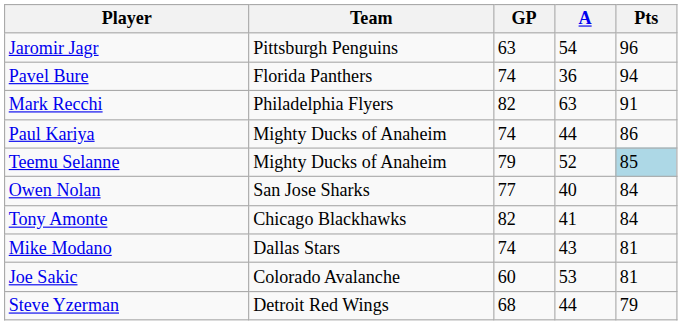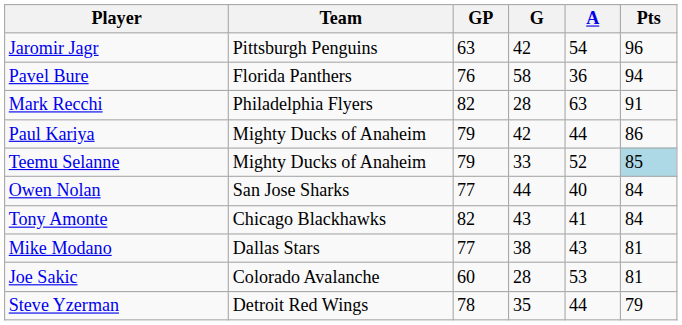+ column: (537, 18)
(507, 76) 74 -> (466, 76) 76
(507, 133) 74 -> (466, 133) 79
(507, 248) 74 -> (466, 248) 77
(507, 305) 68 -> (466, 305) 78
